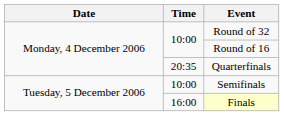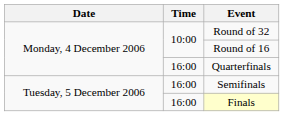(184, 66) 20:35 -> (184, 66) 16:00
(184, 84) 10:00 -> (184, 84) 16:00
